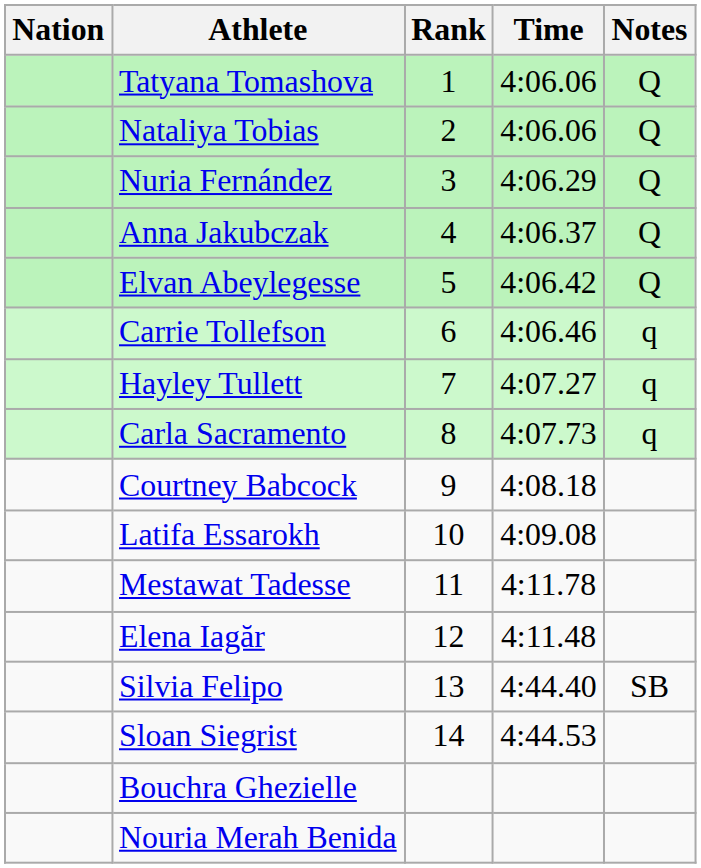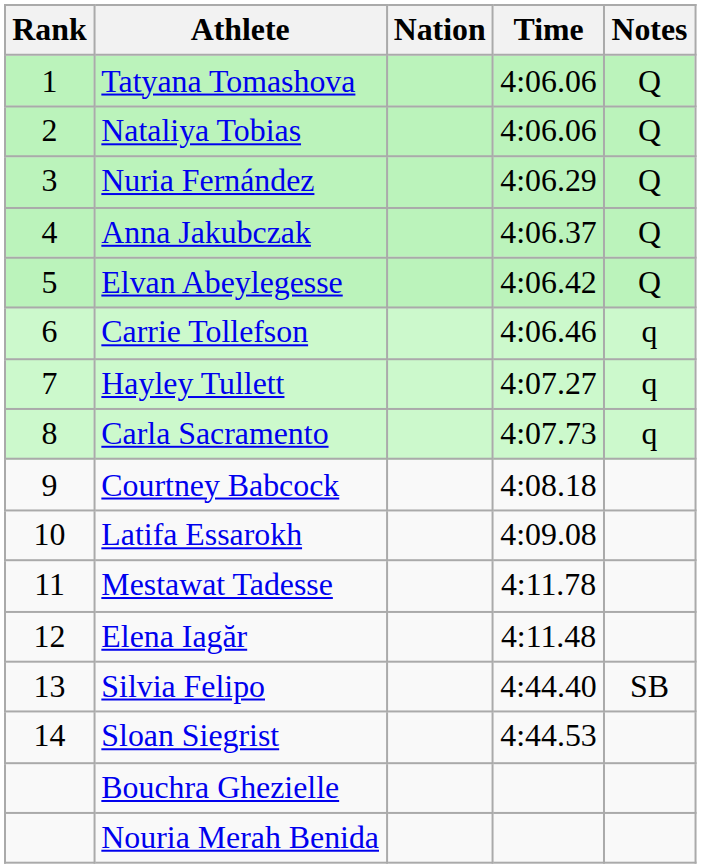columns swapped: (449, 29) <-> (58, 29)
